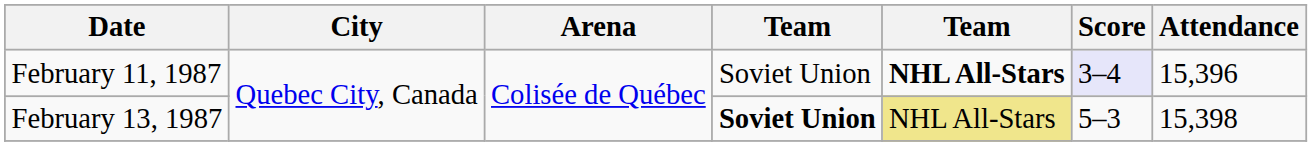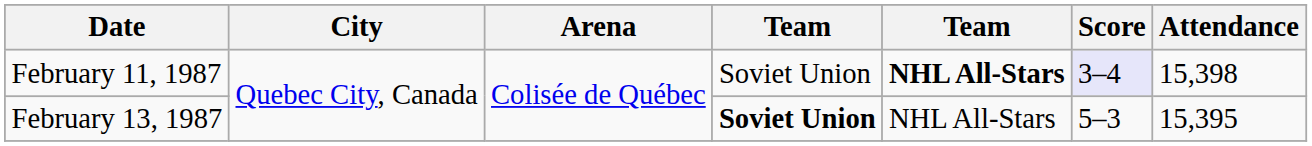(1198, 72) 15,396 -> (1198, 72) 15,398
(972, 118) khaki background -> (972, 118) no background
(1198, 118) 15,398 -> (1198, 118) 15,395
